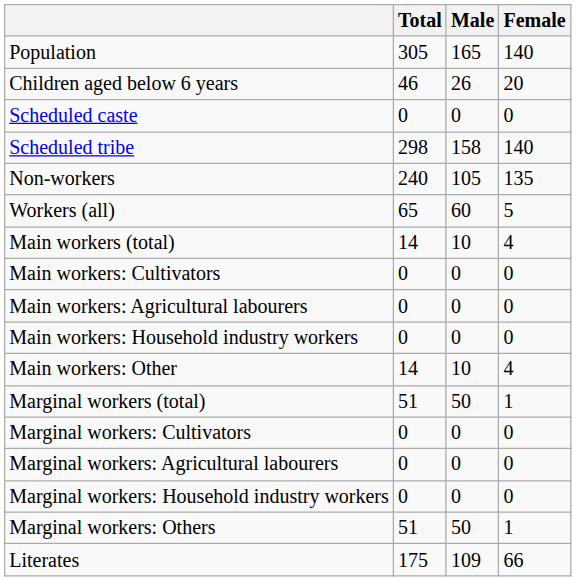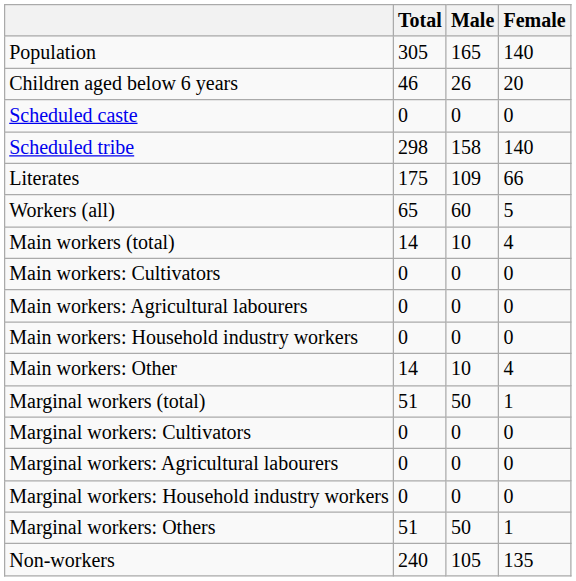rows swapped: (44, 559) <-> (62, 178)
